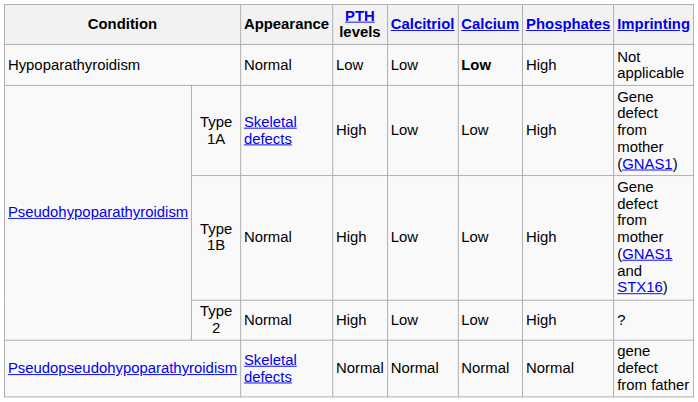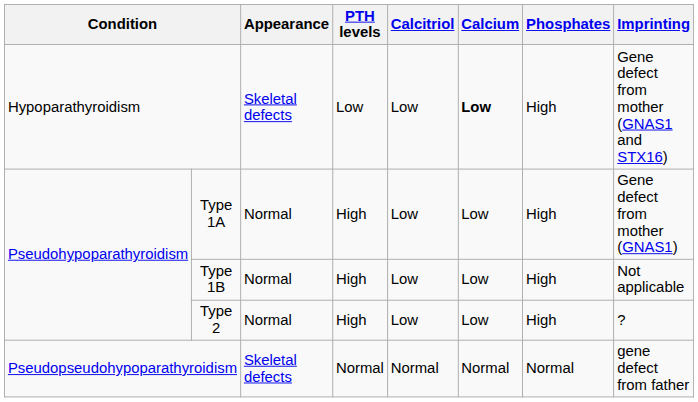(268, 65) Normal -> (270, 106) Skeletal defects
(651, 65) Not applicable -> (645, 106) Gene defect from mother (GNAS1 and STX16)
(270, 130) Skeletal defects -> (268, 214) Normal
(645, 237) Gene defect from mother (GNAS1 and STX16) -> (651, 279) Not applicable
